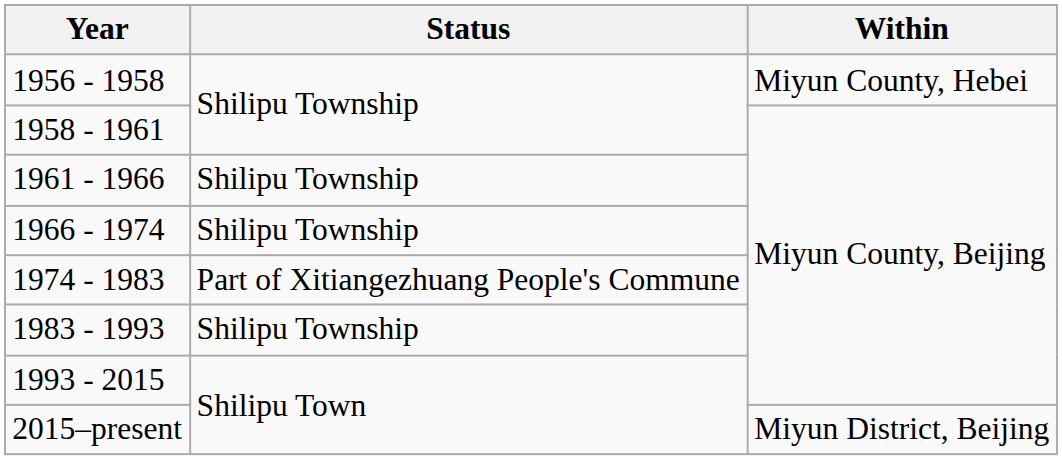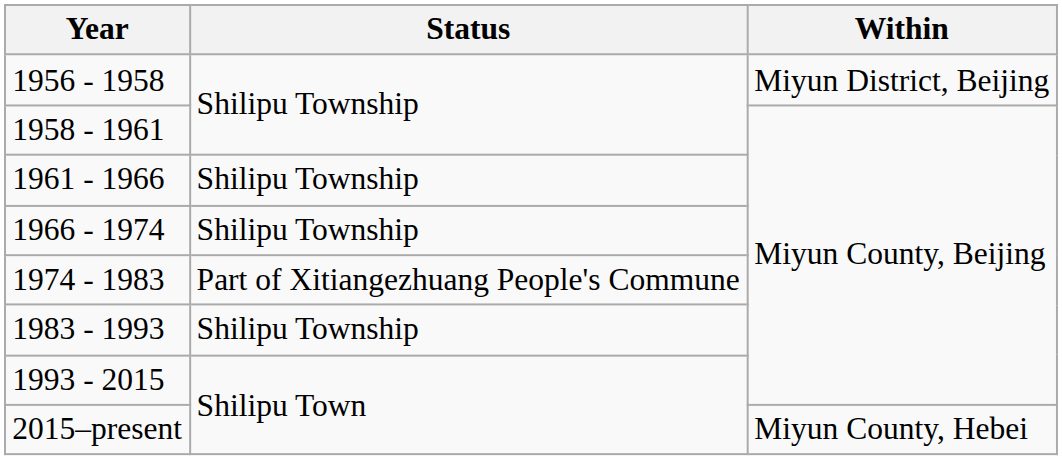(891, 79) Miyun County, Hebei -> (902, 79) Miyun District, Beijing
(902, 429) Miyun District, Beijing -> (891, 429) Miyun County, Hebei
